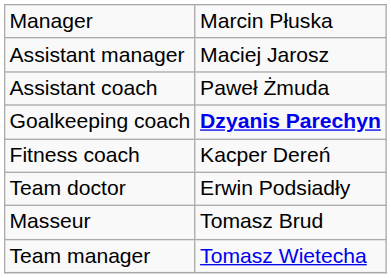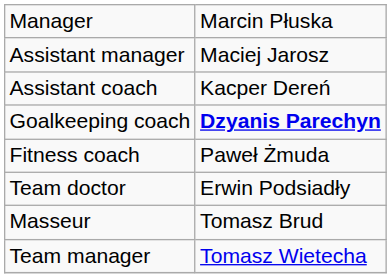(265, 88) Paweł Żmuda -> (265, 88) Kacper Dereń
(265, 155) Kacper Dereń -> (265, 155) Paweł Żmuda
